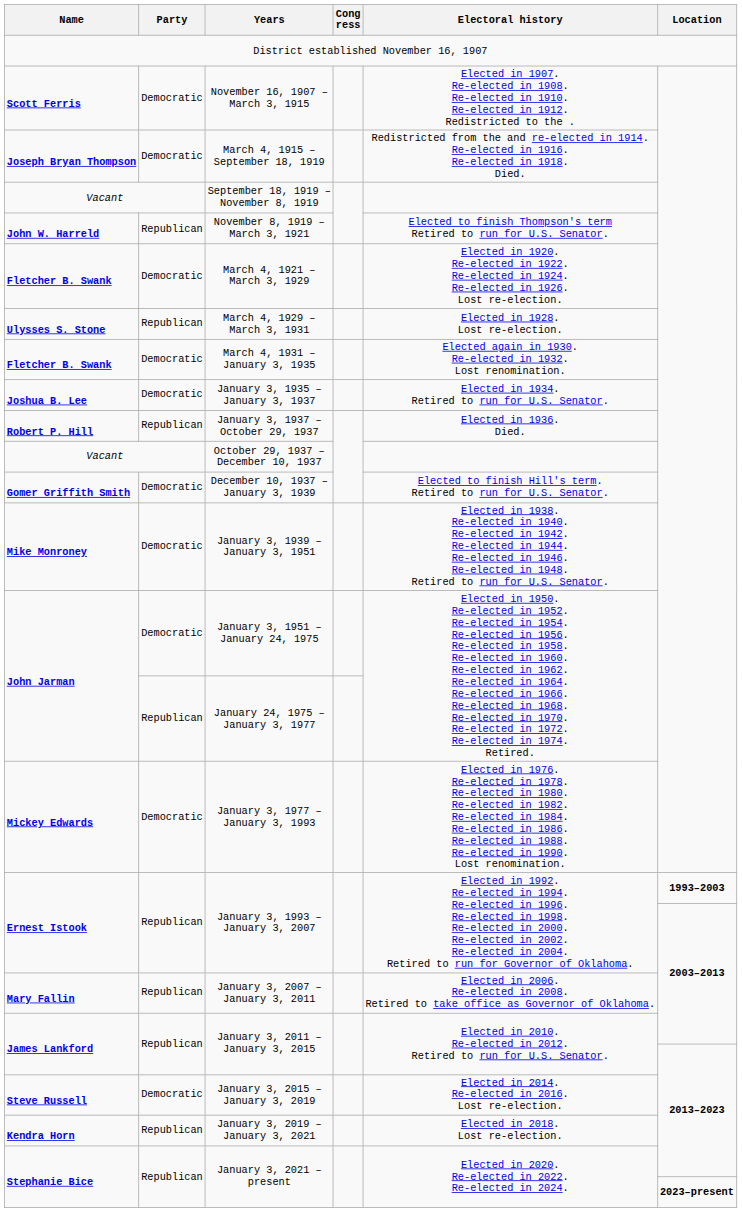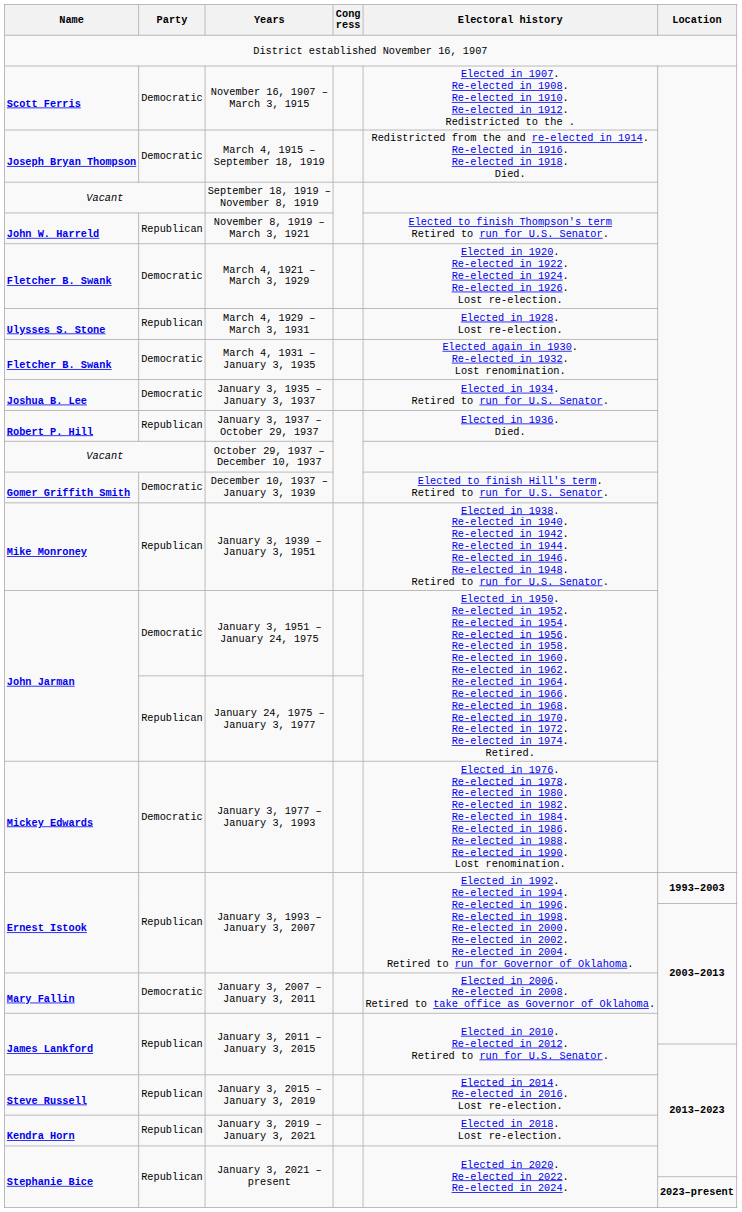(172, 547) Democratic -> (172, 547) Republican
(172, 993) Republican -> (172, 993) Democratic
(172, 1095) Democratic -> (172, 1095) Republican
